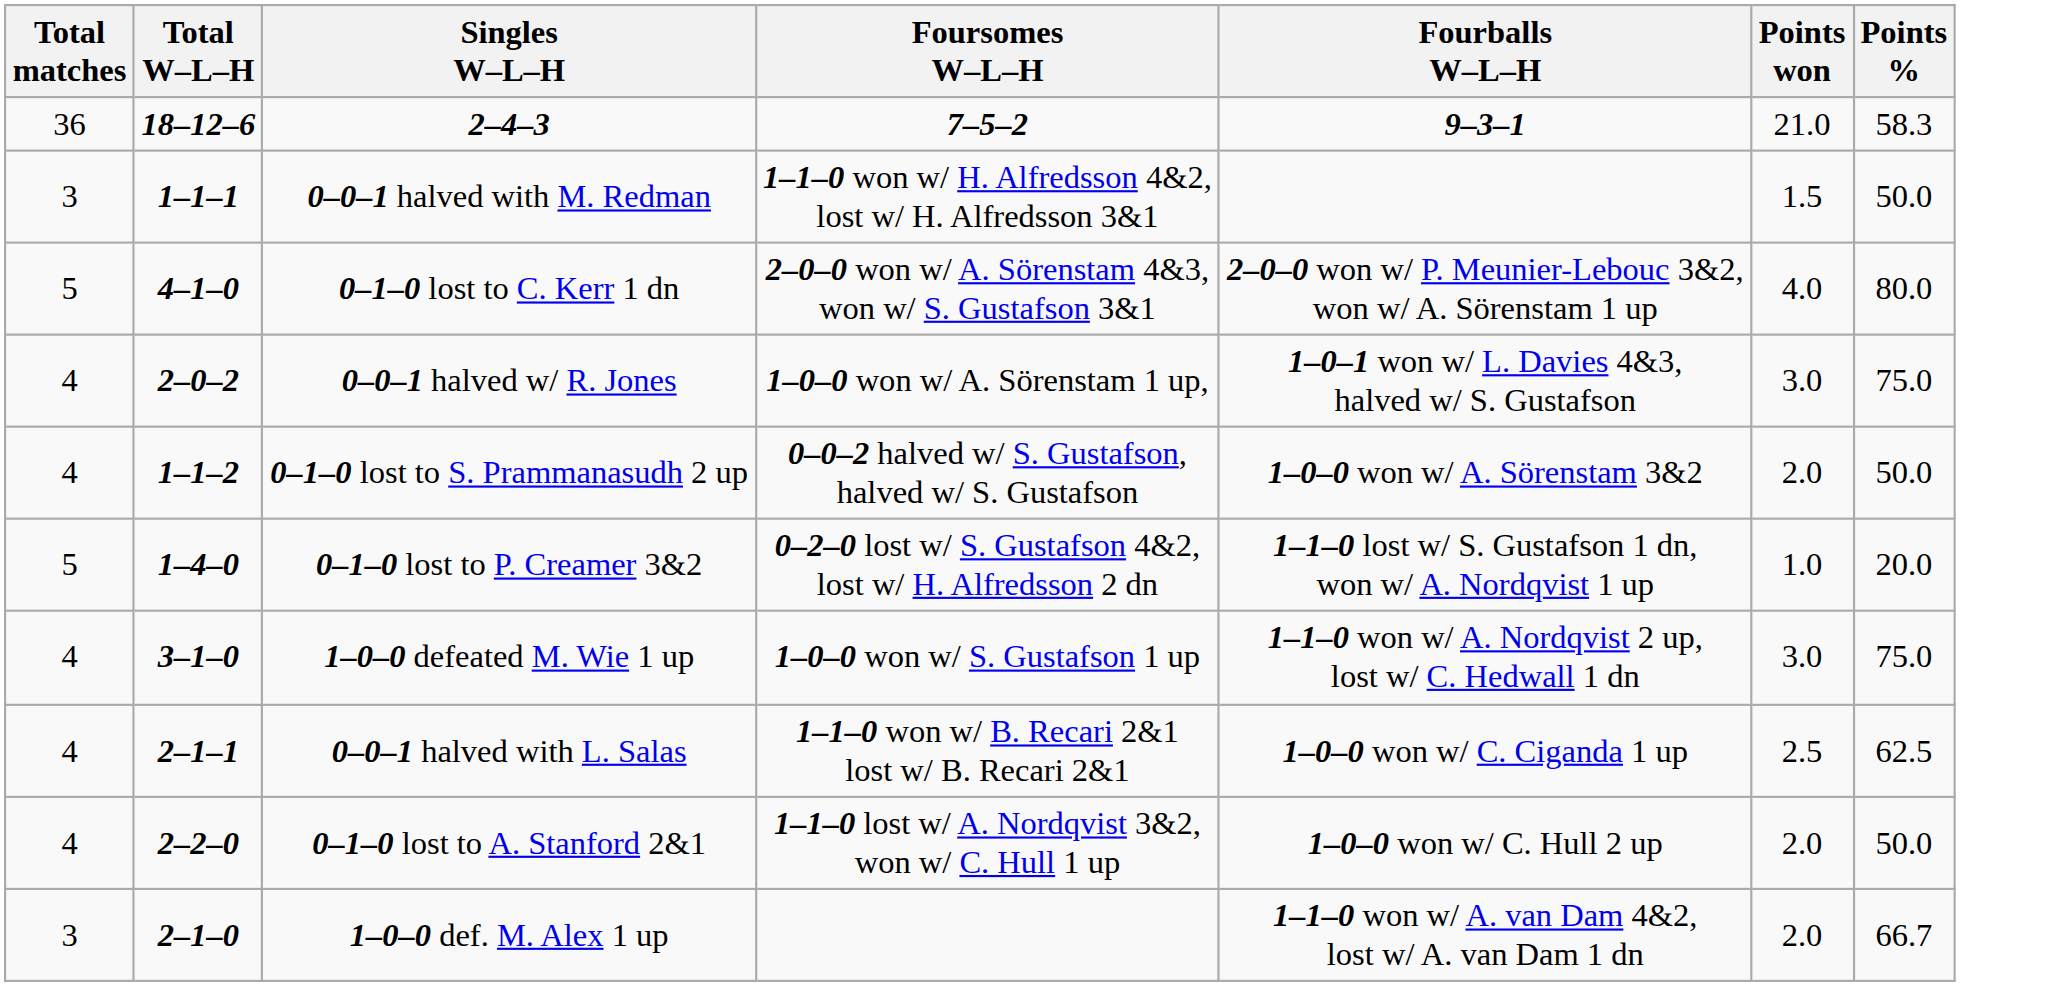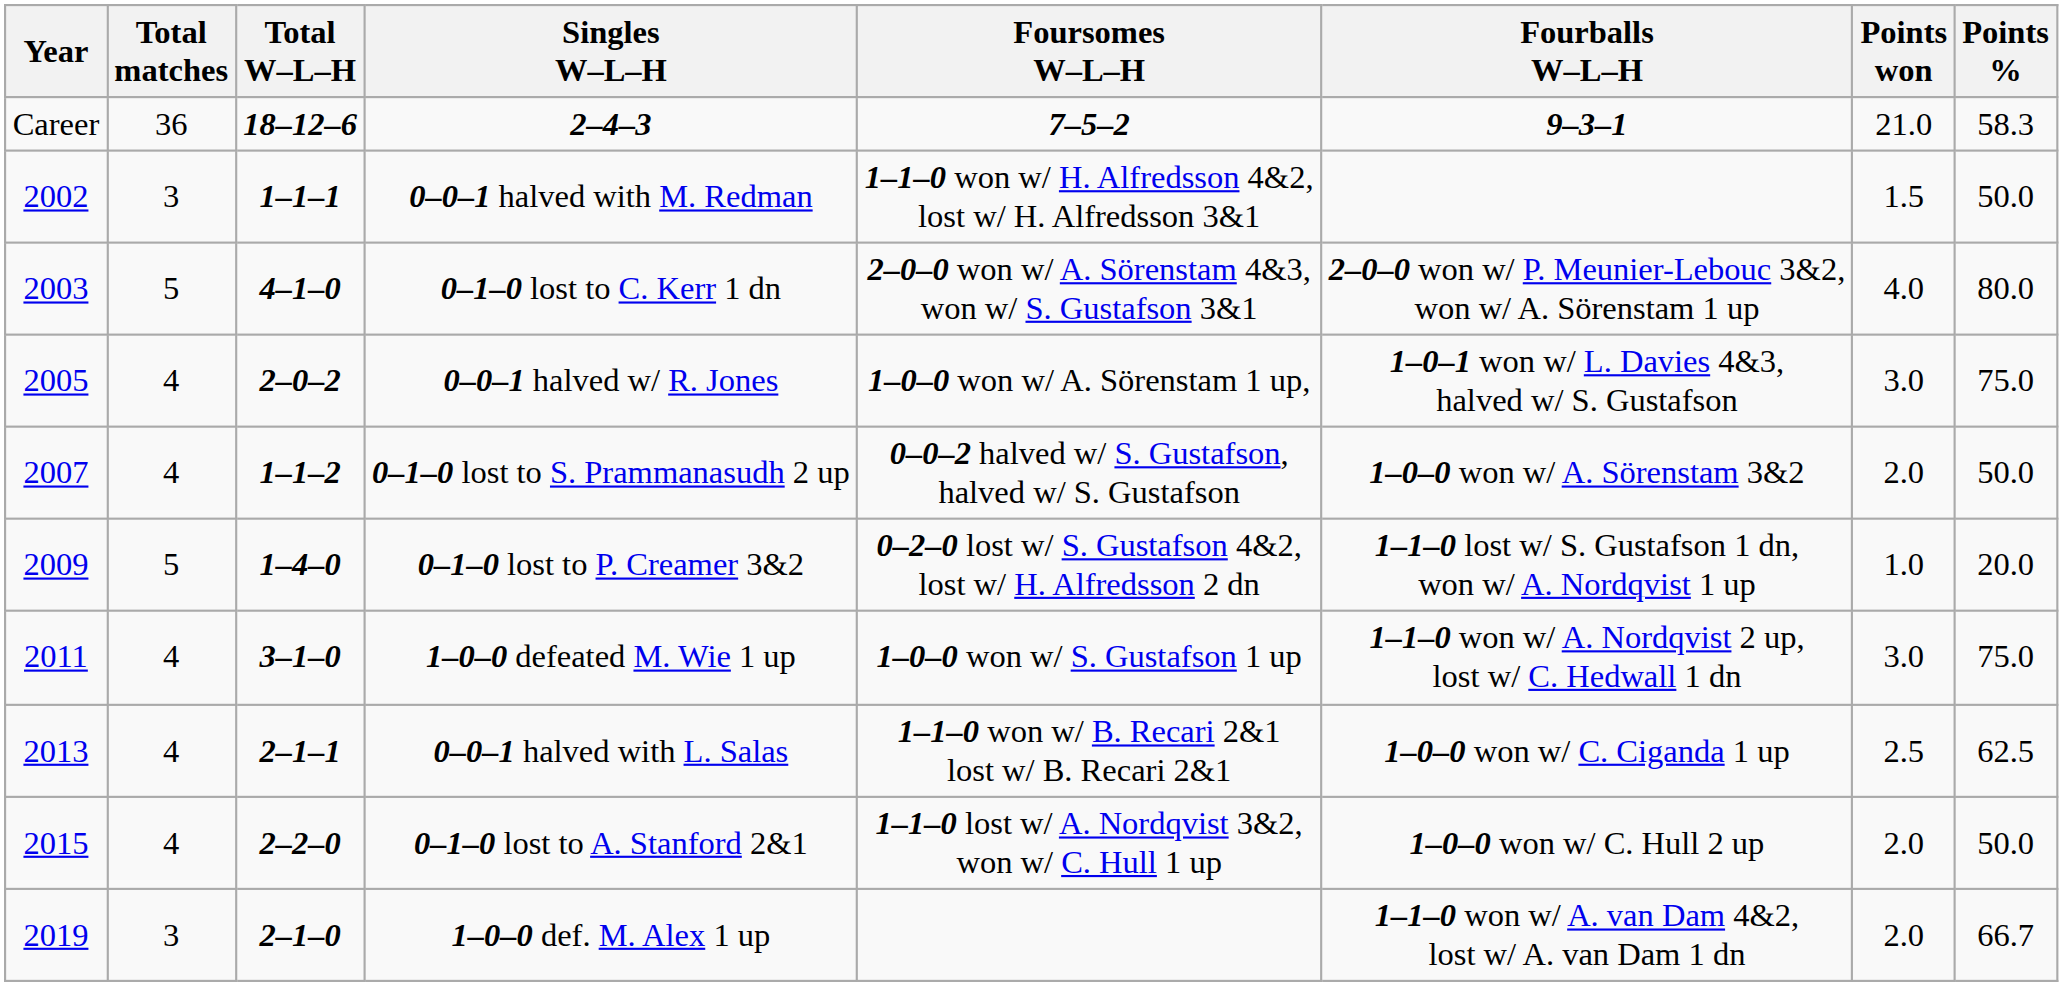+ column: (56, 50)
